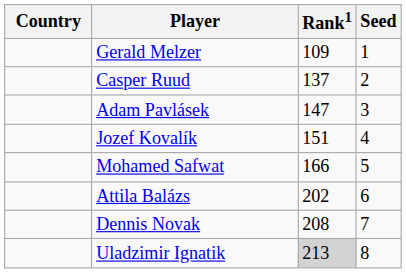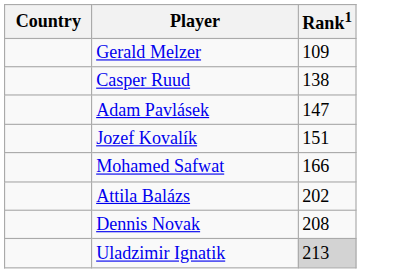- column: (378, 21)
(316, 81) 137 -> (316, 81) 138
